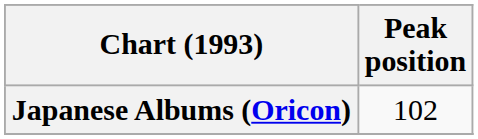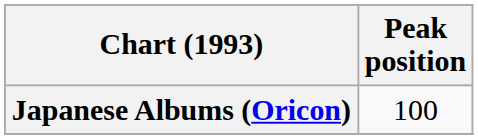(415, 109) 102 -> (415, 109) 100
